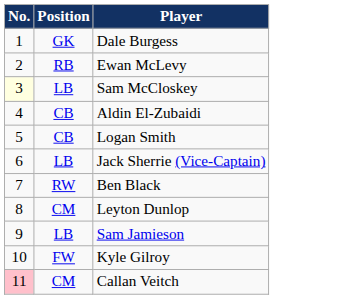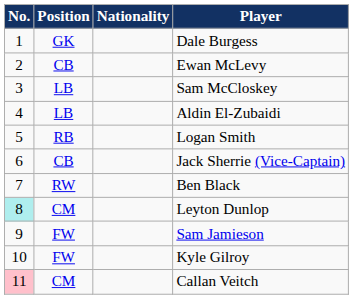+ column: (133, 16)
(64, 64) RB -> (64, 64) CB
(19, 88) lightyellow background -> (19, 88) no background
(64, 112) CB -> (64, 112) LB
(64, 137) CB -> (64, 137) RB
(64, 161) LB -> (64, 161) CB
(19, 209) no background -> (19, 209) paleturquoise background
(64, 233) LB -> (64, 233) FW
